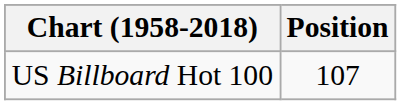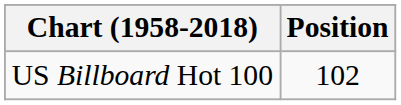(338, 74) 107 -> (338, 74) 102
